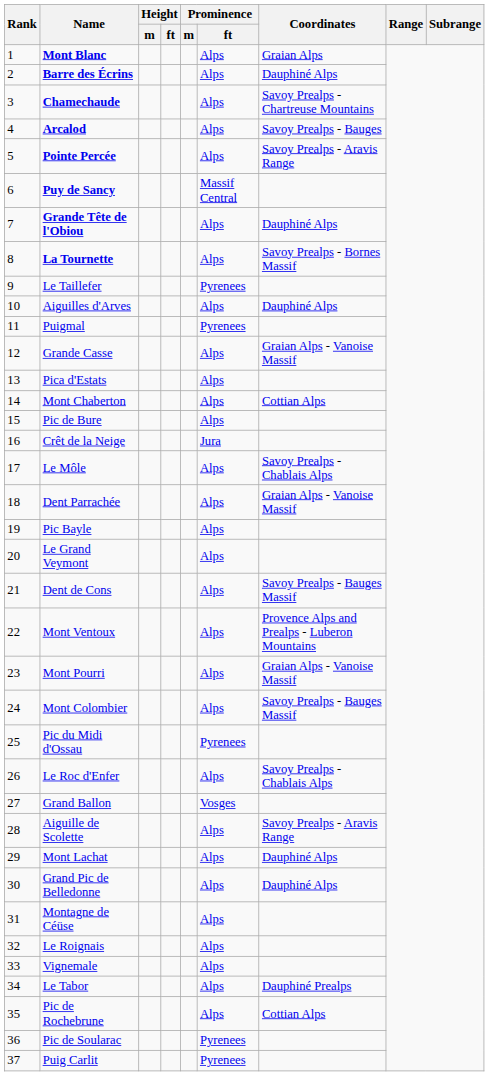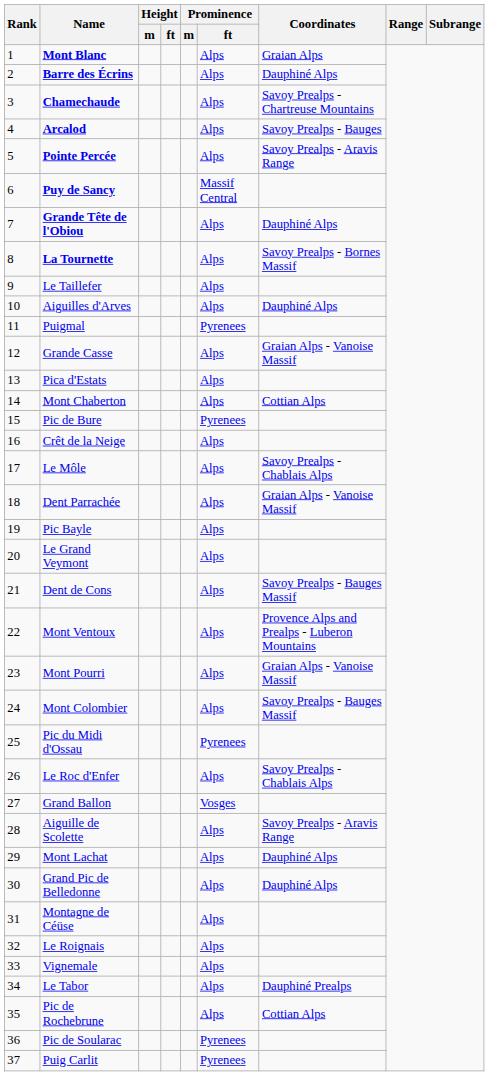(223, 286) Pyrenees -> (212, 286) Alps
(212, 420) Alps -> (223, 420) Pyrenees
(210, 440) Jura -> (212, 440) Alps
